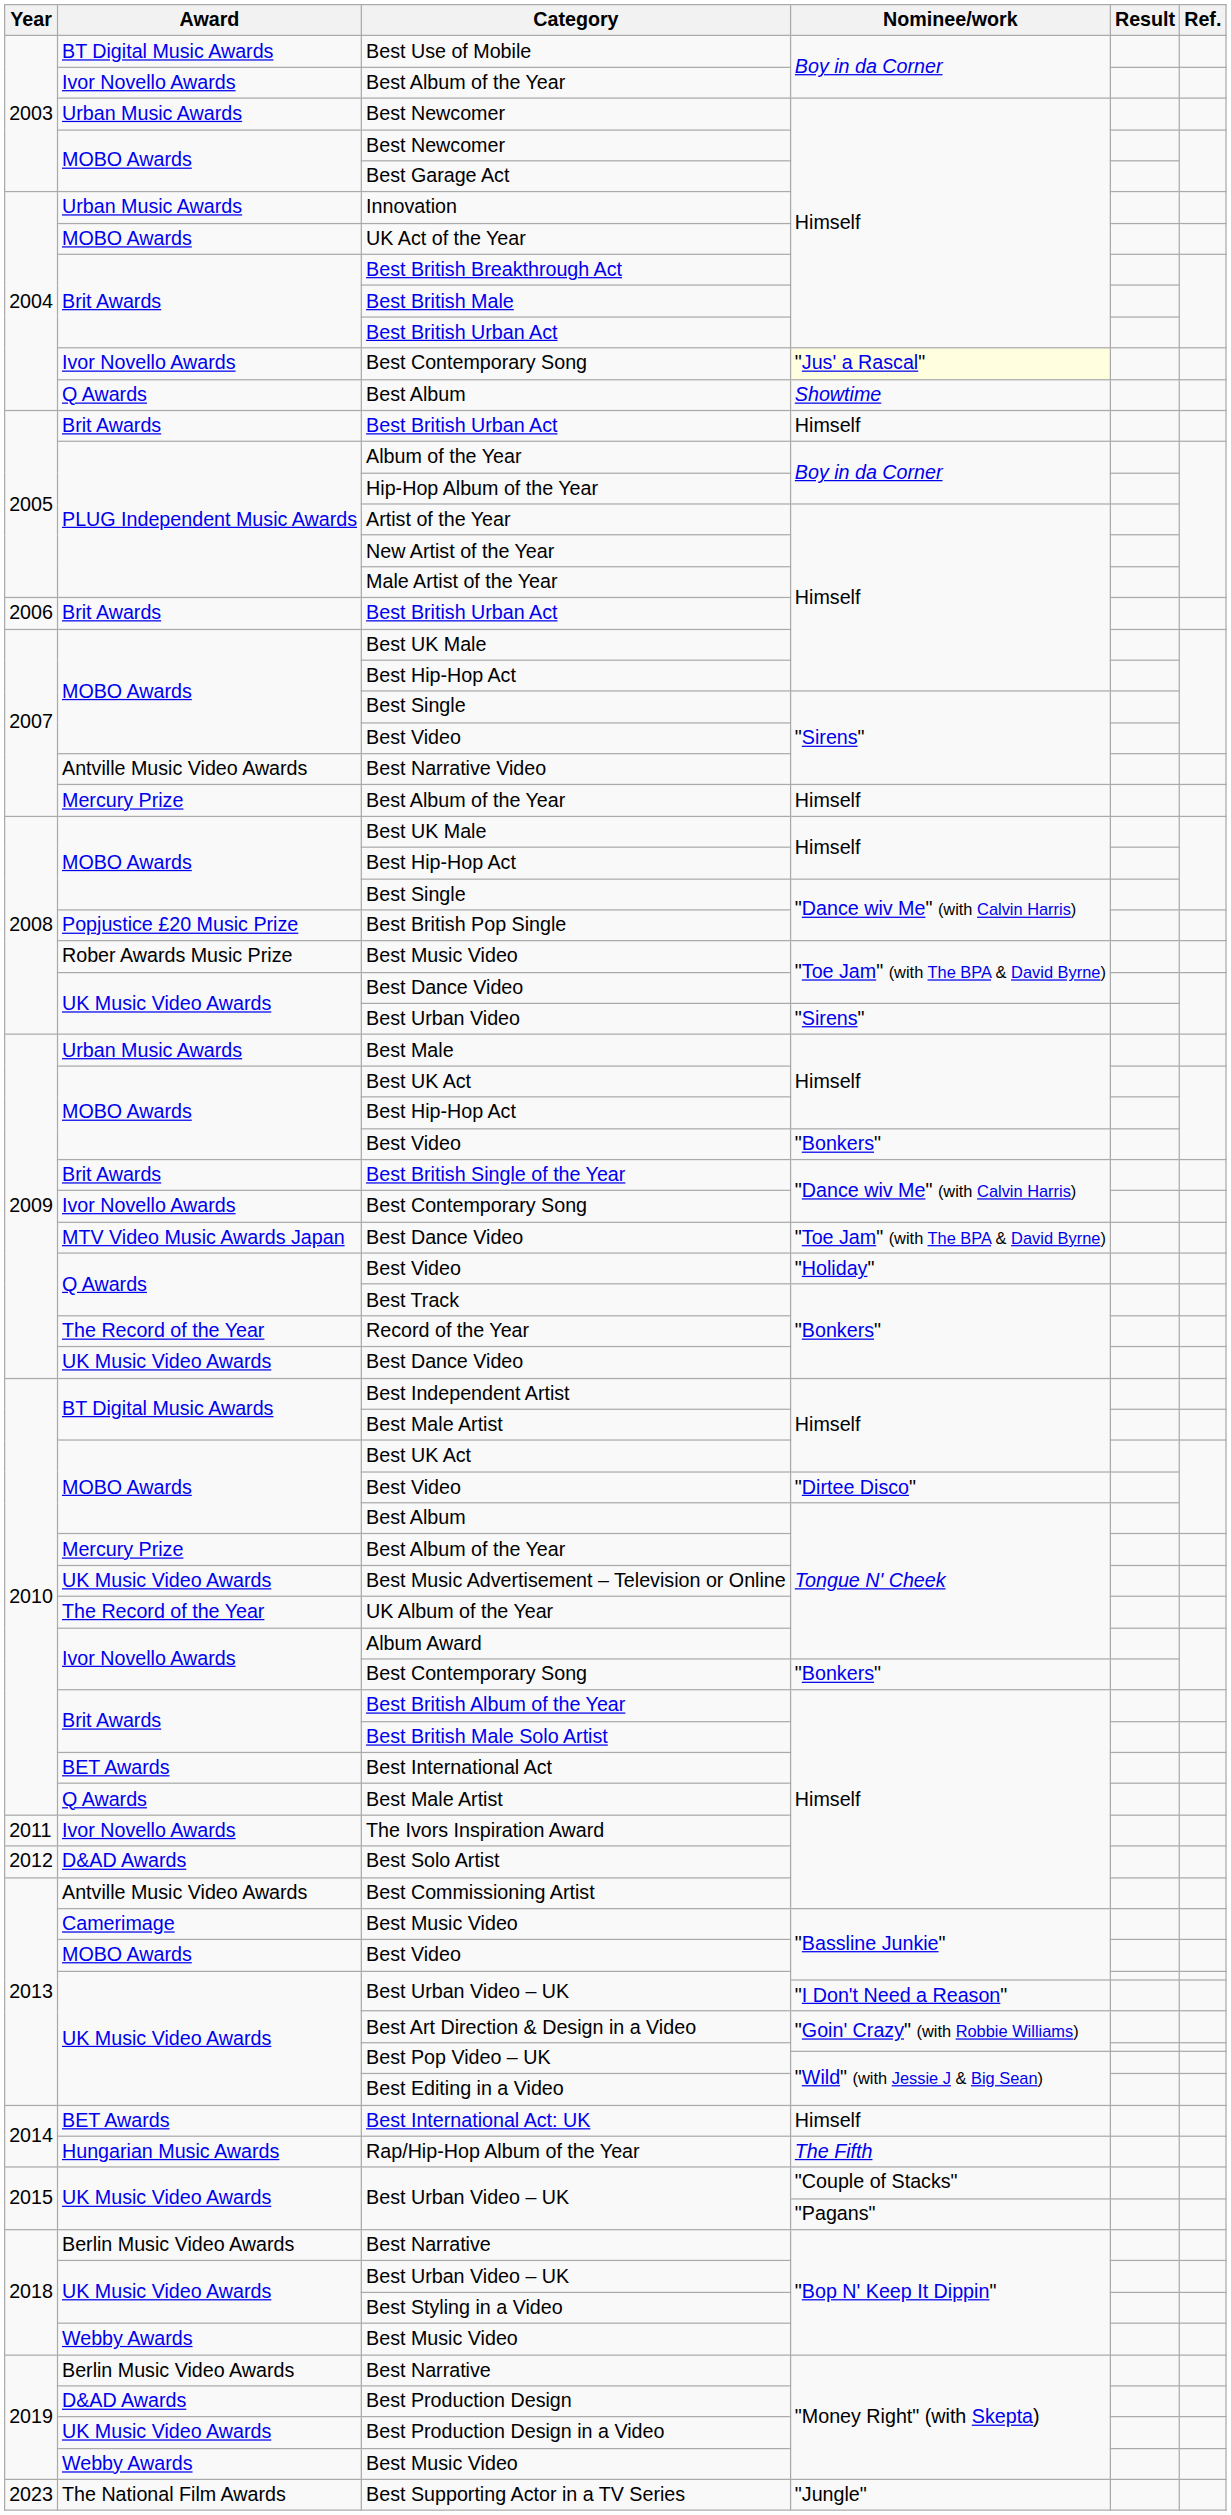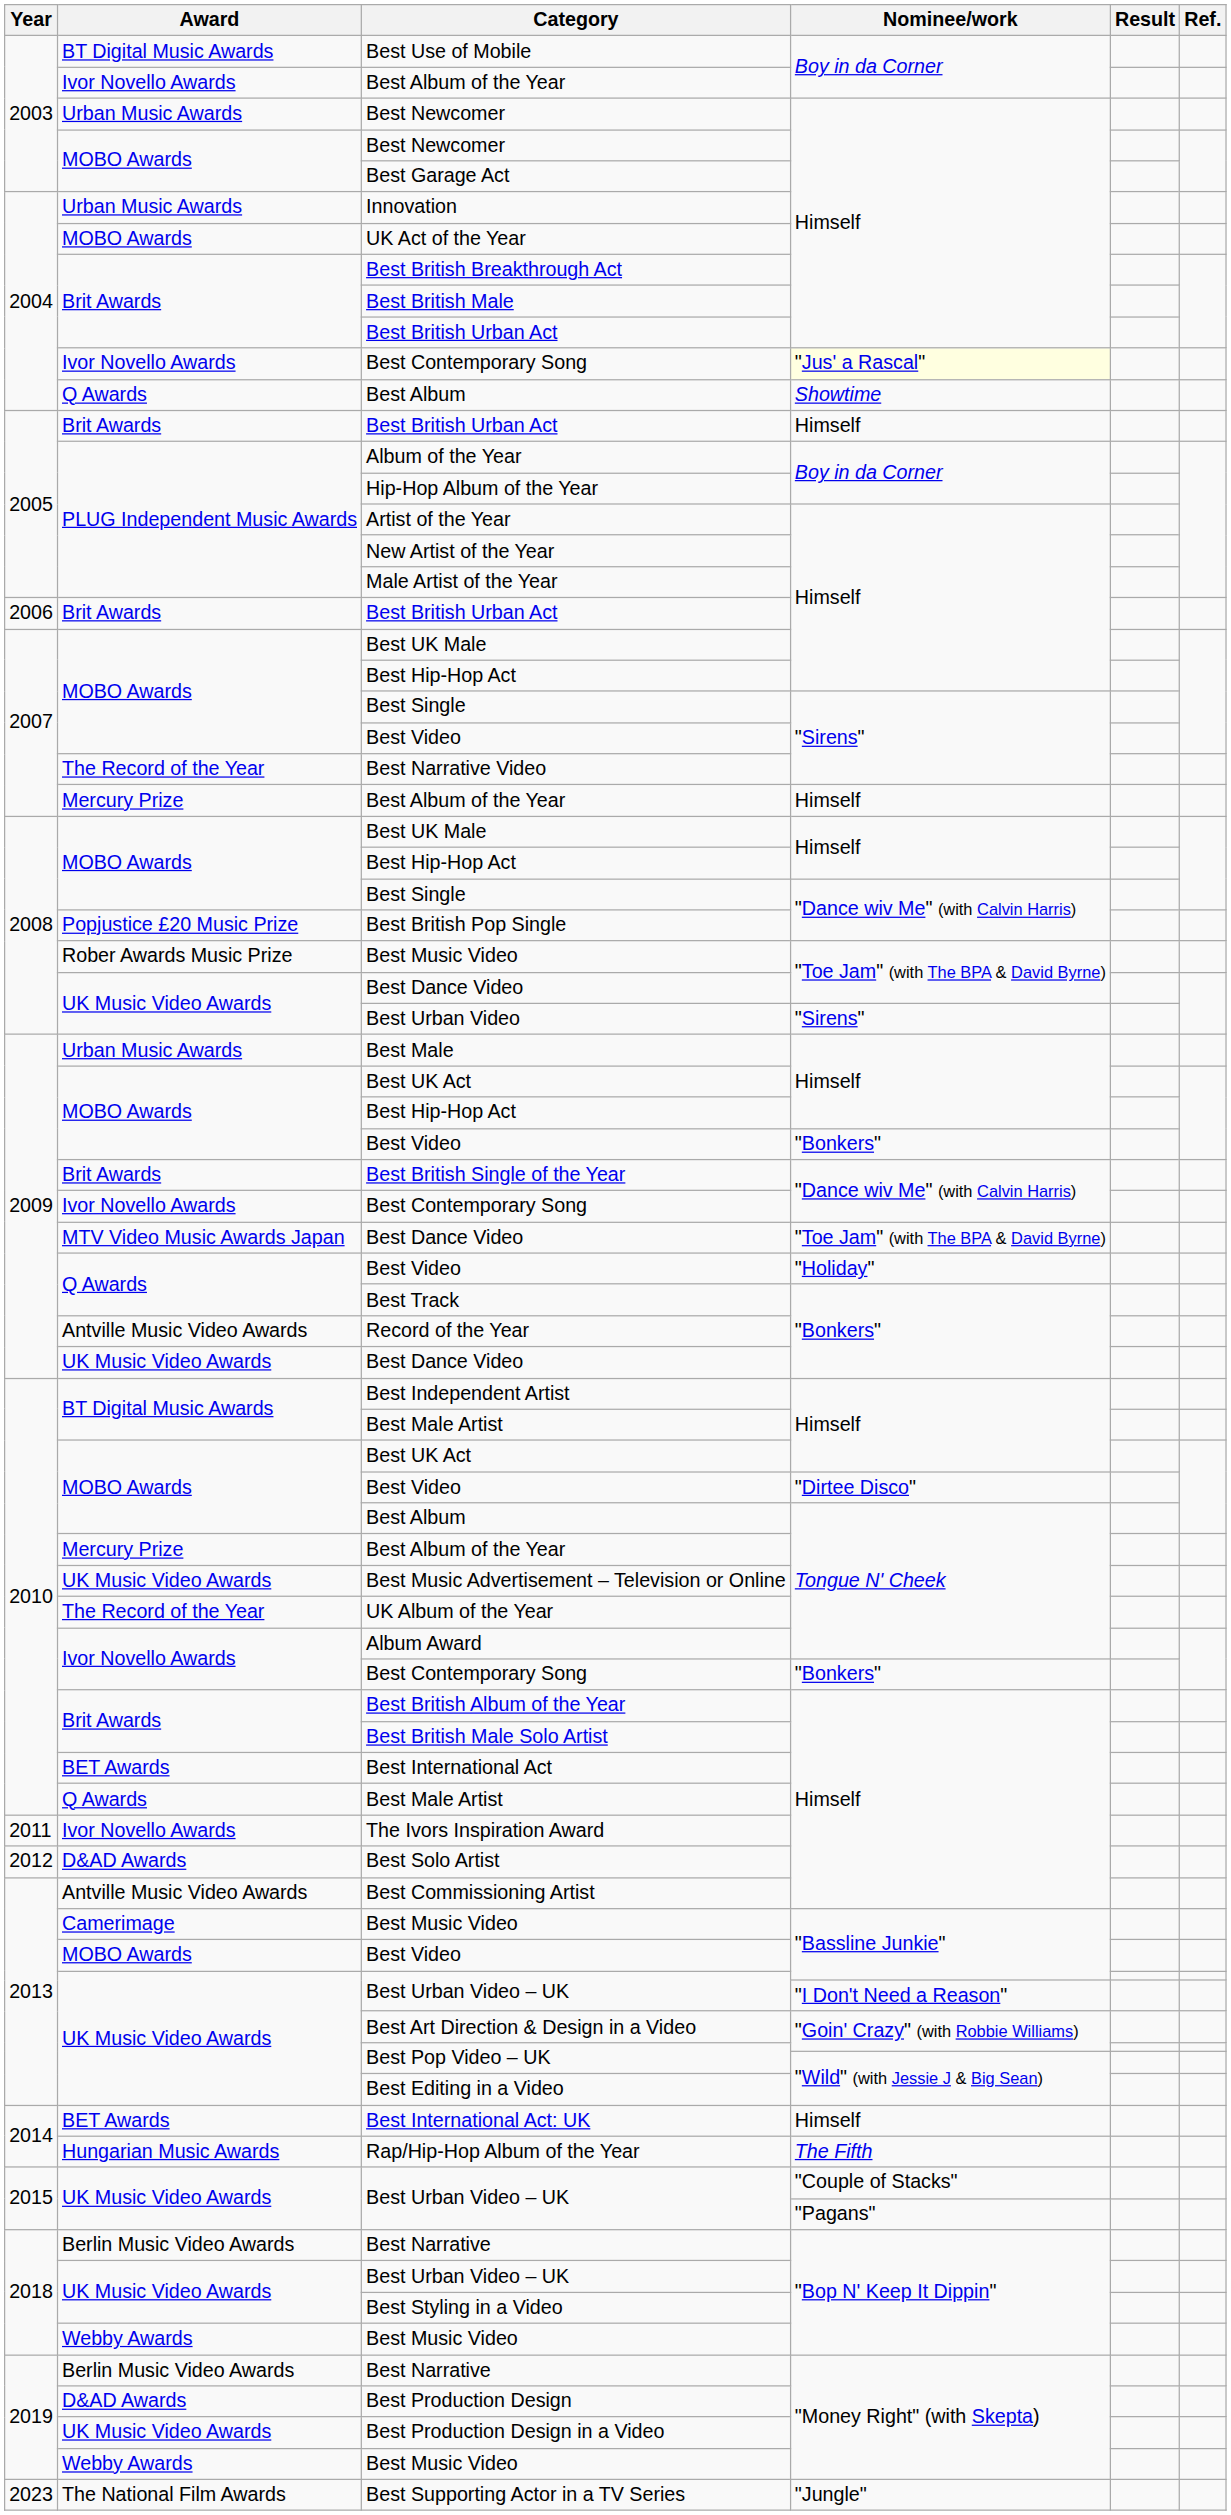(185, 769) Antville Music Video Awards -> (163, 769) The Record of the Year
(163, 1330) The Record of the Year -> (185, 1330) Antville Music Video Awards
